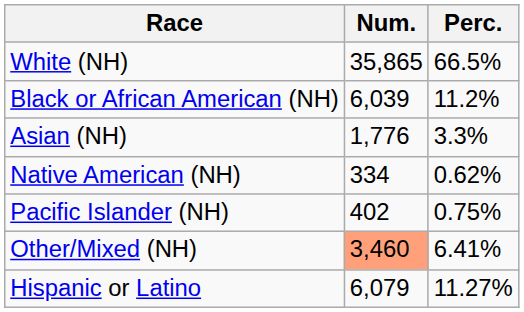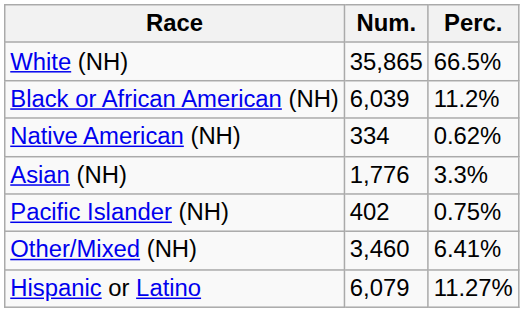rows swapped: (126, 174) <-> (69, 136)
(380, 250) lightsalmon background -> (380, 250) no background
